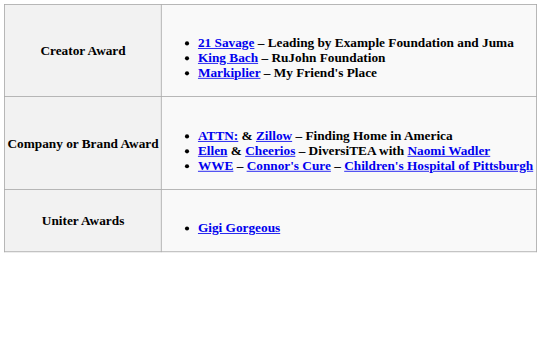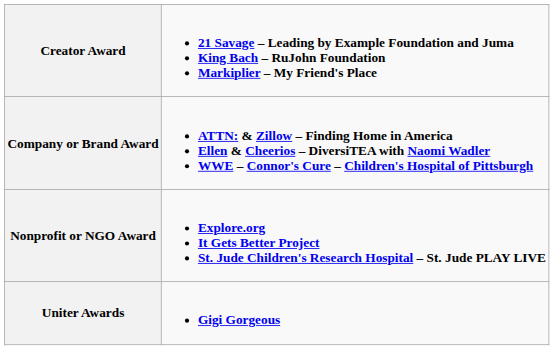+ row: (83, 235)
